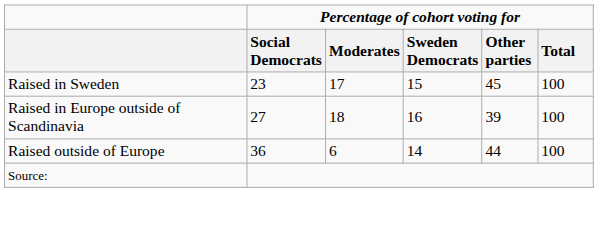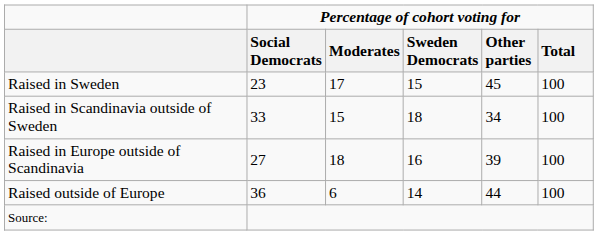+ row: (110, 117)
